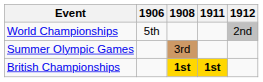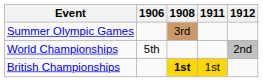rows swapped: (70, 49) <-> (62, 31)
(212, 67) bold -> (212, 67) normal
